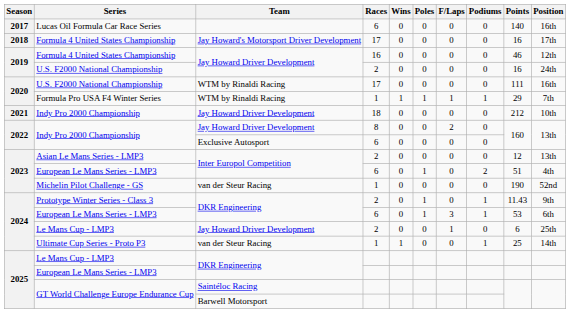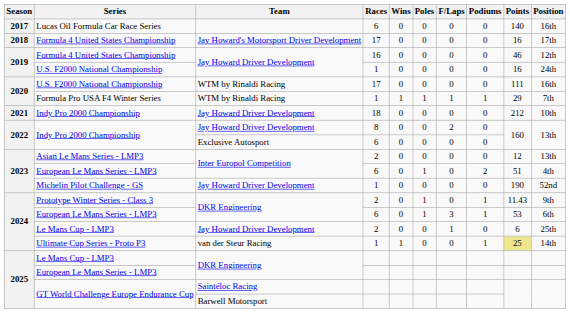(376, 70) 2 -> (376, 70) 1
(235, 185) van der Steur Racing -> (256, 185) Jay Howard Driver Development
(517, 243) no background -> (517, 243) khaki background
